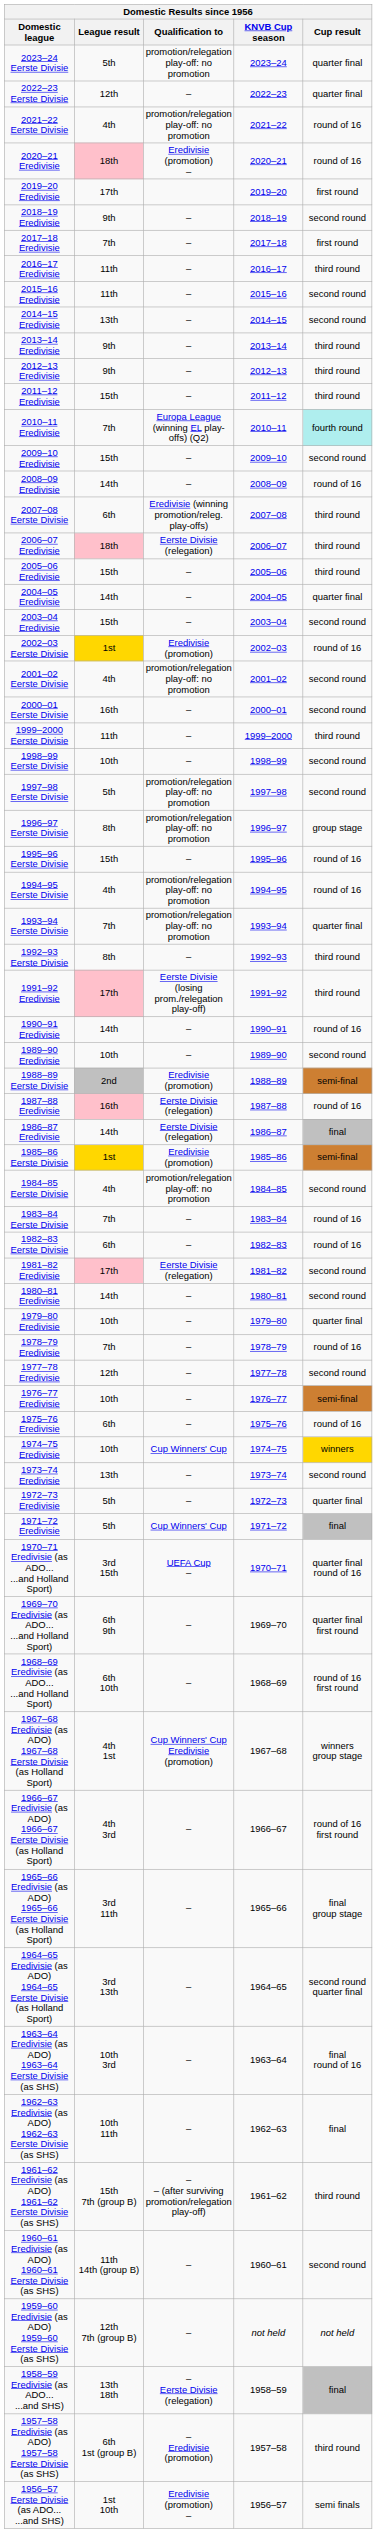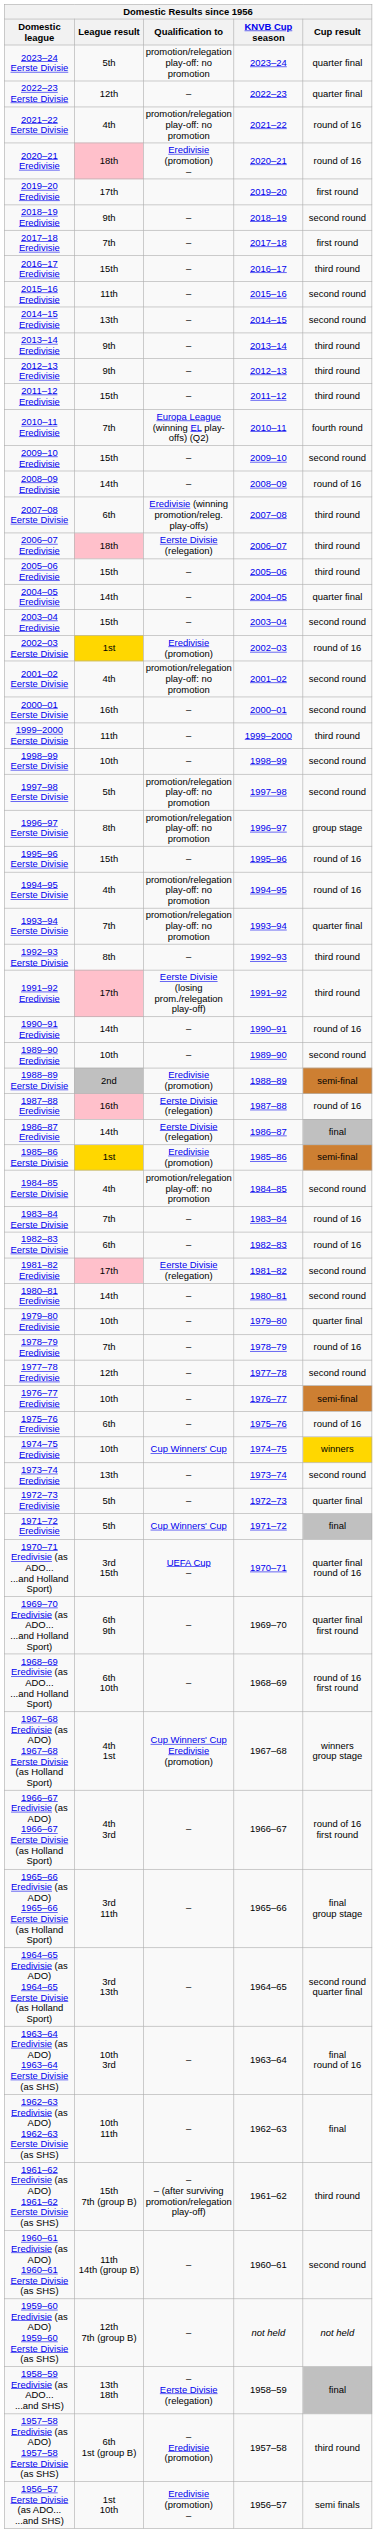(109, 268) 11th -> (109, 268) 15th
(337, 427) paleturquoise background -> (337, 427) no background
